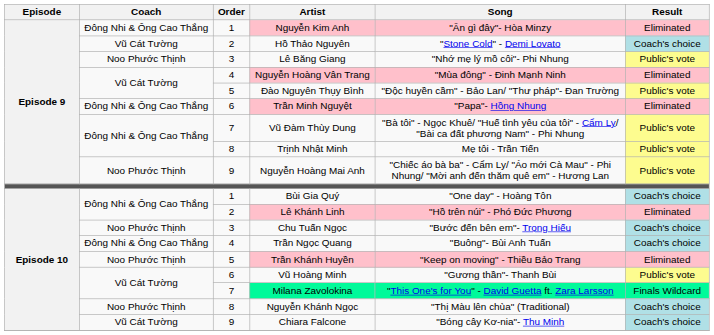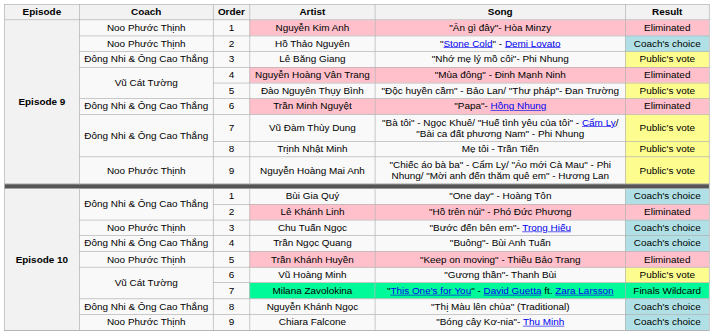(146, 28) Đông Nhi & Ông Cao Thắng -> (146, 28) Noo Phước Thịnh
(146, 43) Vũ Cát Tường -> (146, 43) Noo Phước Thịnh
(146, 59) Noo Phước Thịnh -> (146, 59) Đông Nhi & Ông Cao Thắng
(146, 306) Noo Phước Thịnh -> (146, 306) Đông Nhi & Ông Cao Thắng
(146, 322) Vũ Cát Tường -> (146, 322) Noo Phước Thịnh
